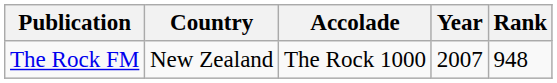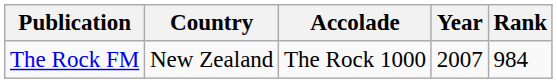(511, 59) 948 -> (511, 59) 984
